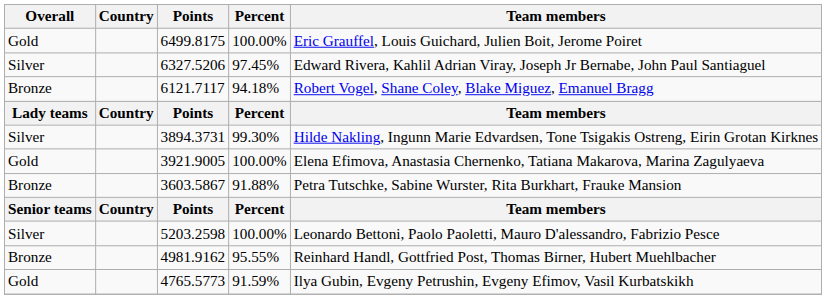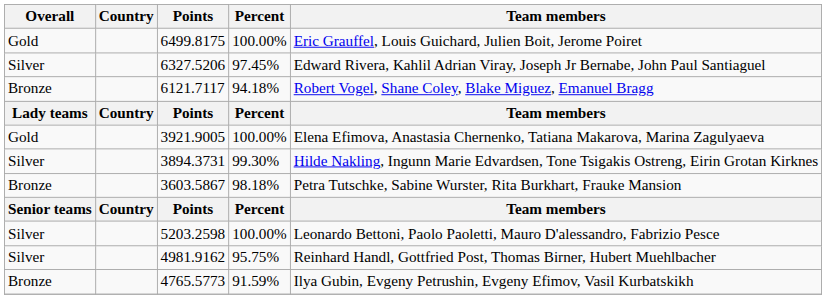rows swapped: (193, 161) <-> (193, 137)
(256, 185) 91.88% -> (256, 185) 98.18%
(30, 257) Bronze -> (26, 257) Silver
(256, 257) 95.55% -> (256, 257) 95.75%
(23, 281) Gold -> (30, 281) Bronze
